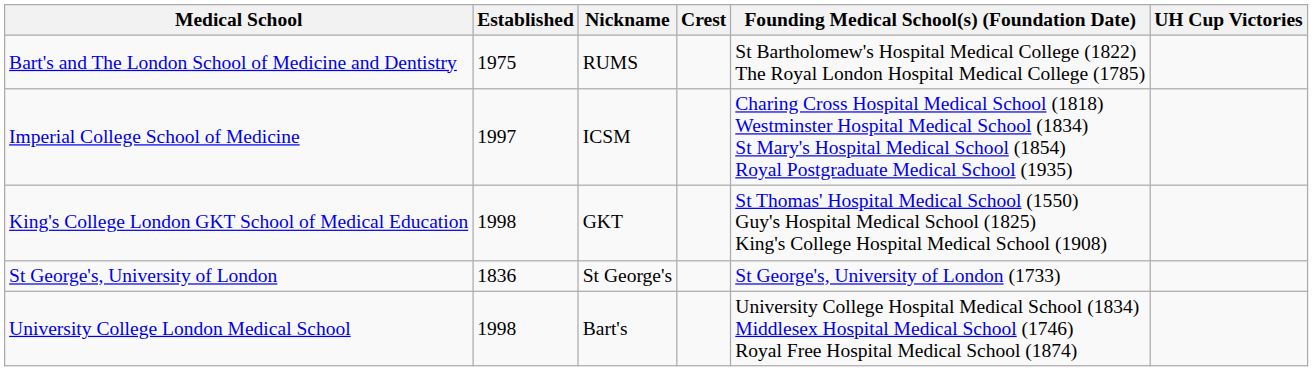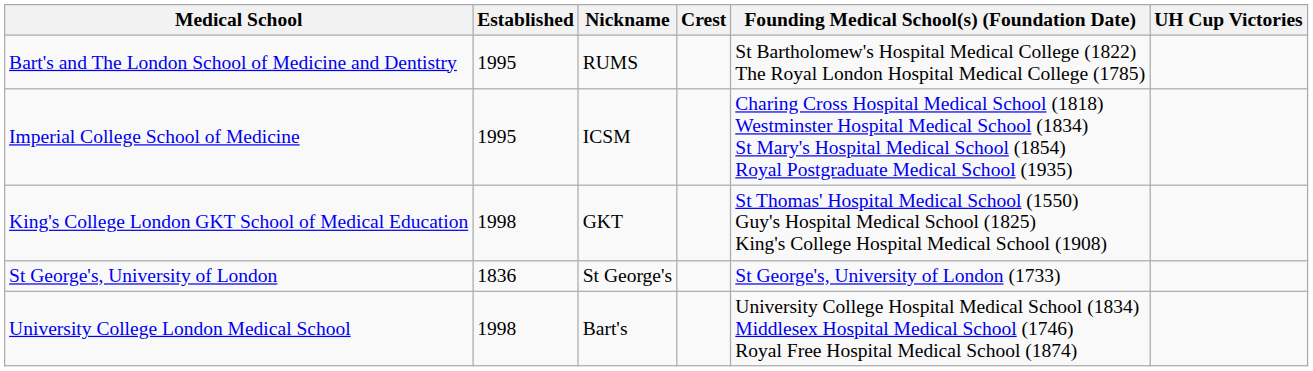(497, 61) 1975 -> (497, 61) 1995
(497, 136) 1997 -> (497, 136) 1995
